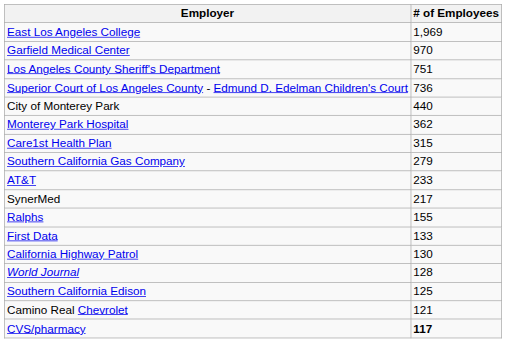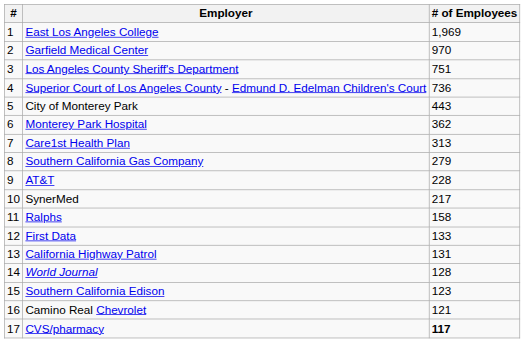+ column: (14, 13)
(423, 106) 440 -> (441, 106) 443
(423, 143) 315 -> (441, 143) 313
(423, 180) 233 -> (441, 180) 228
(423, 217) 155 -> (441, 217) 158
(423, 254) 130 -> (441, 254) 131
(423, 291) 125 -> (441, 291) 123
